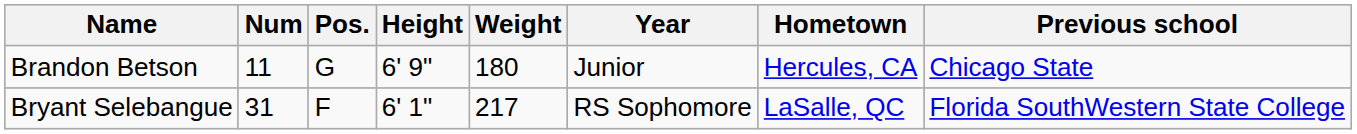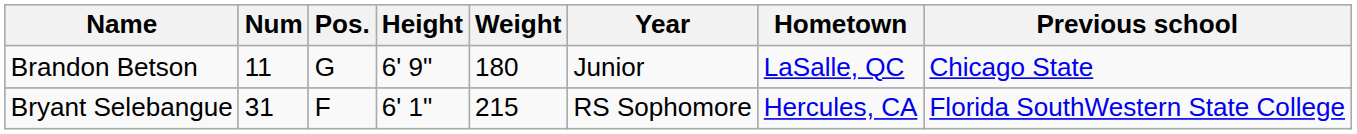(841, 66) Hercules, CA -> (834, 66) LaSalle, QC
(497, 107) 217 -> (497, 107) 215
(834, 107) LaSalle, QC -> (841, 107) Hercules, CA
